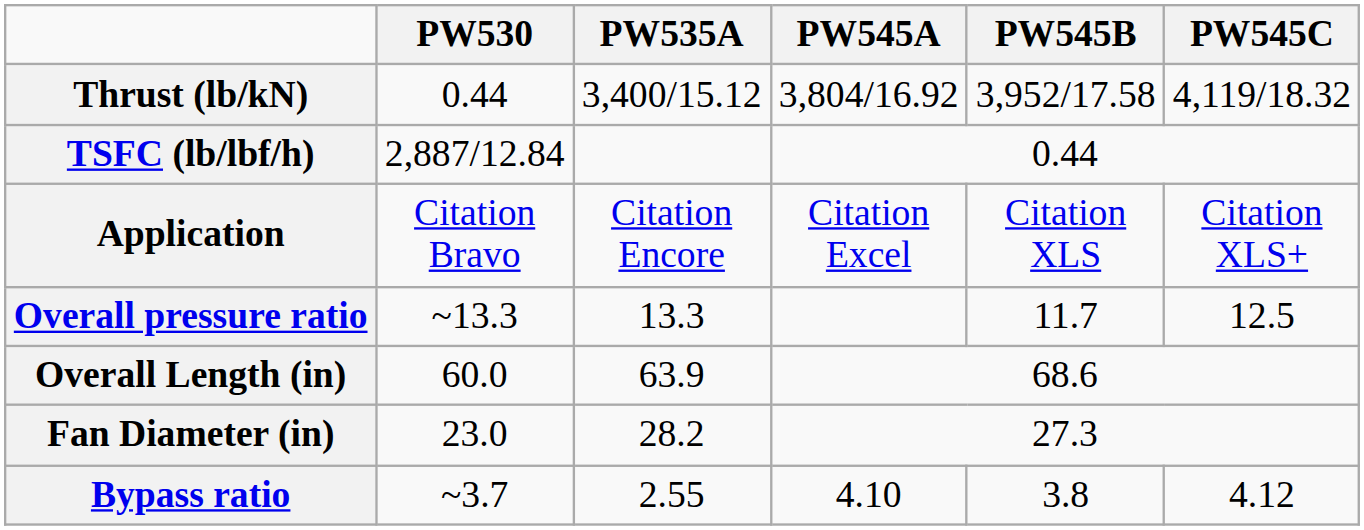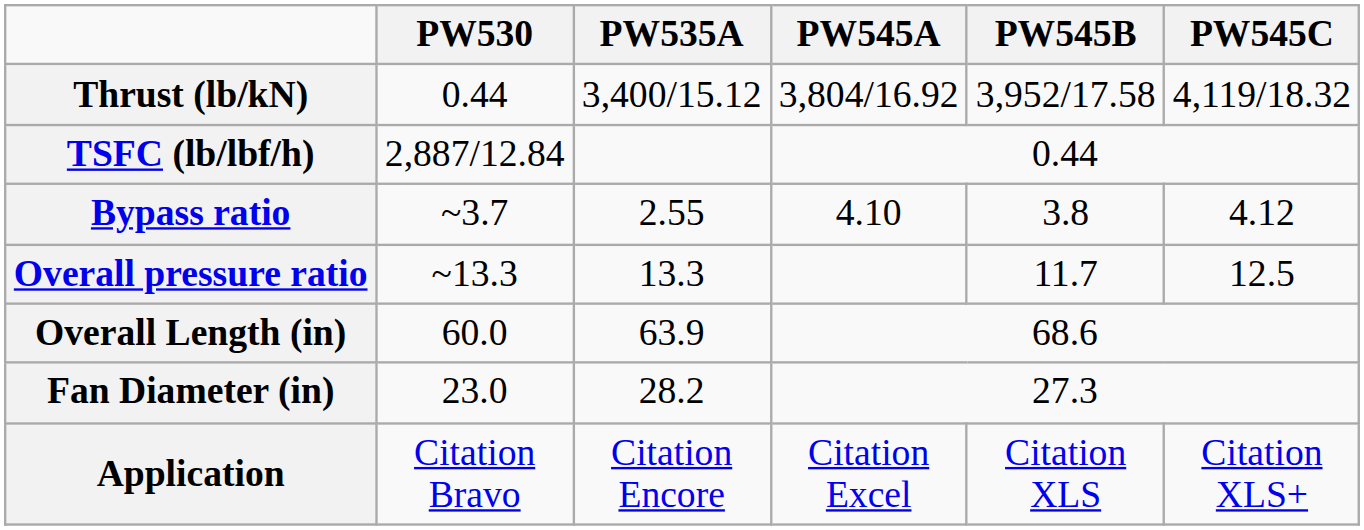rows swapped: (191, 494) <-> (191, 234)
